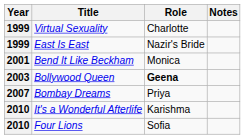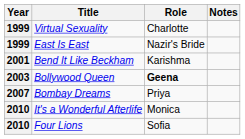(163, 61) Monica -> (169, 61) Karishma
(169, 110) Karishma -> (163, 110) Monica
